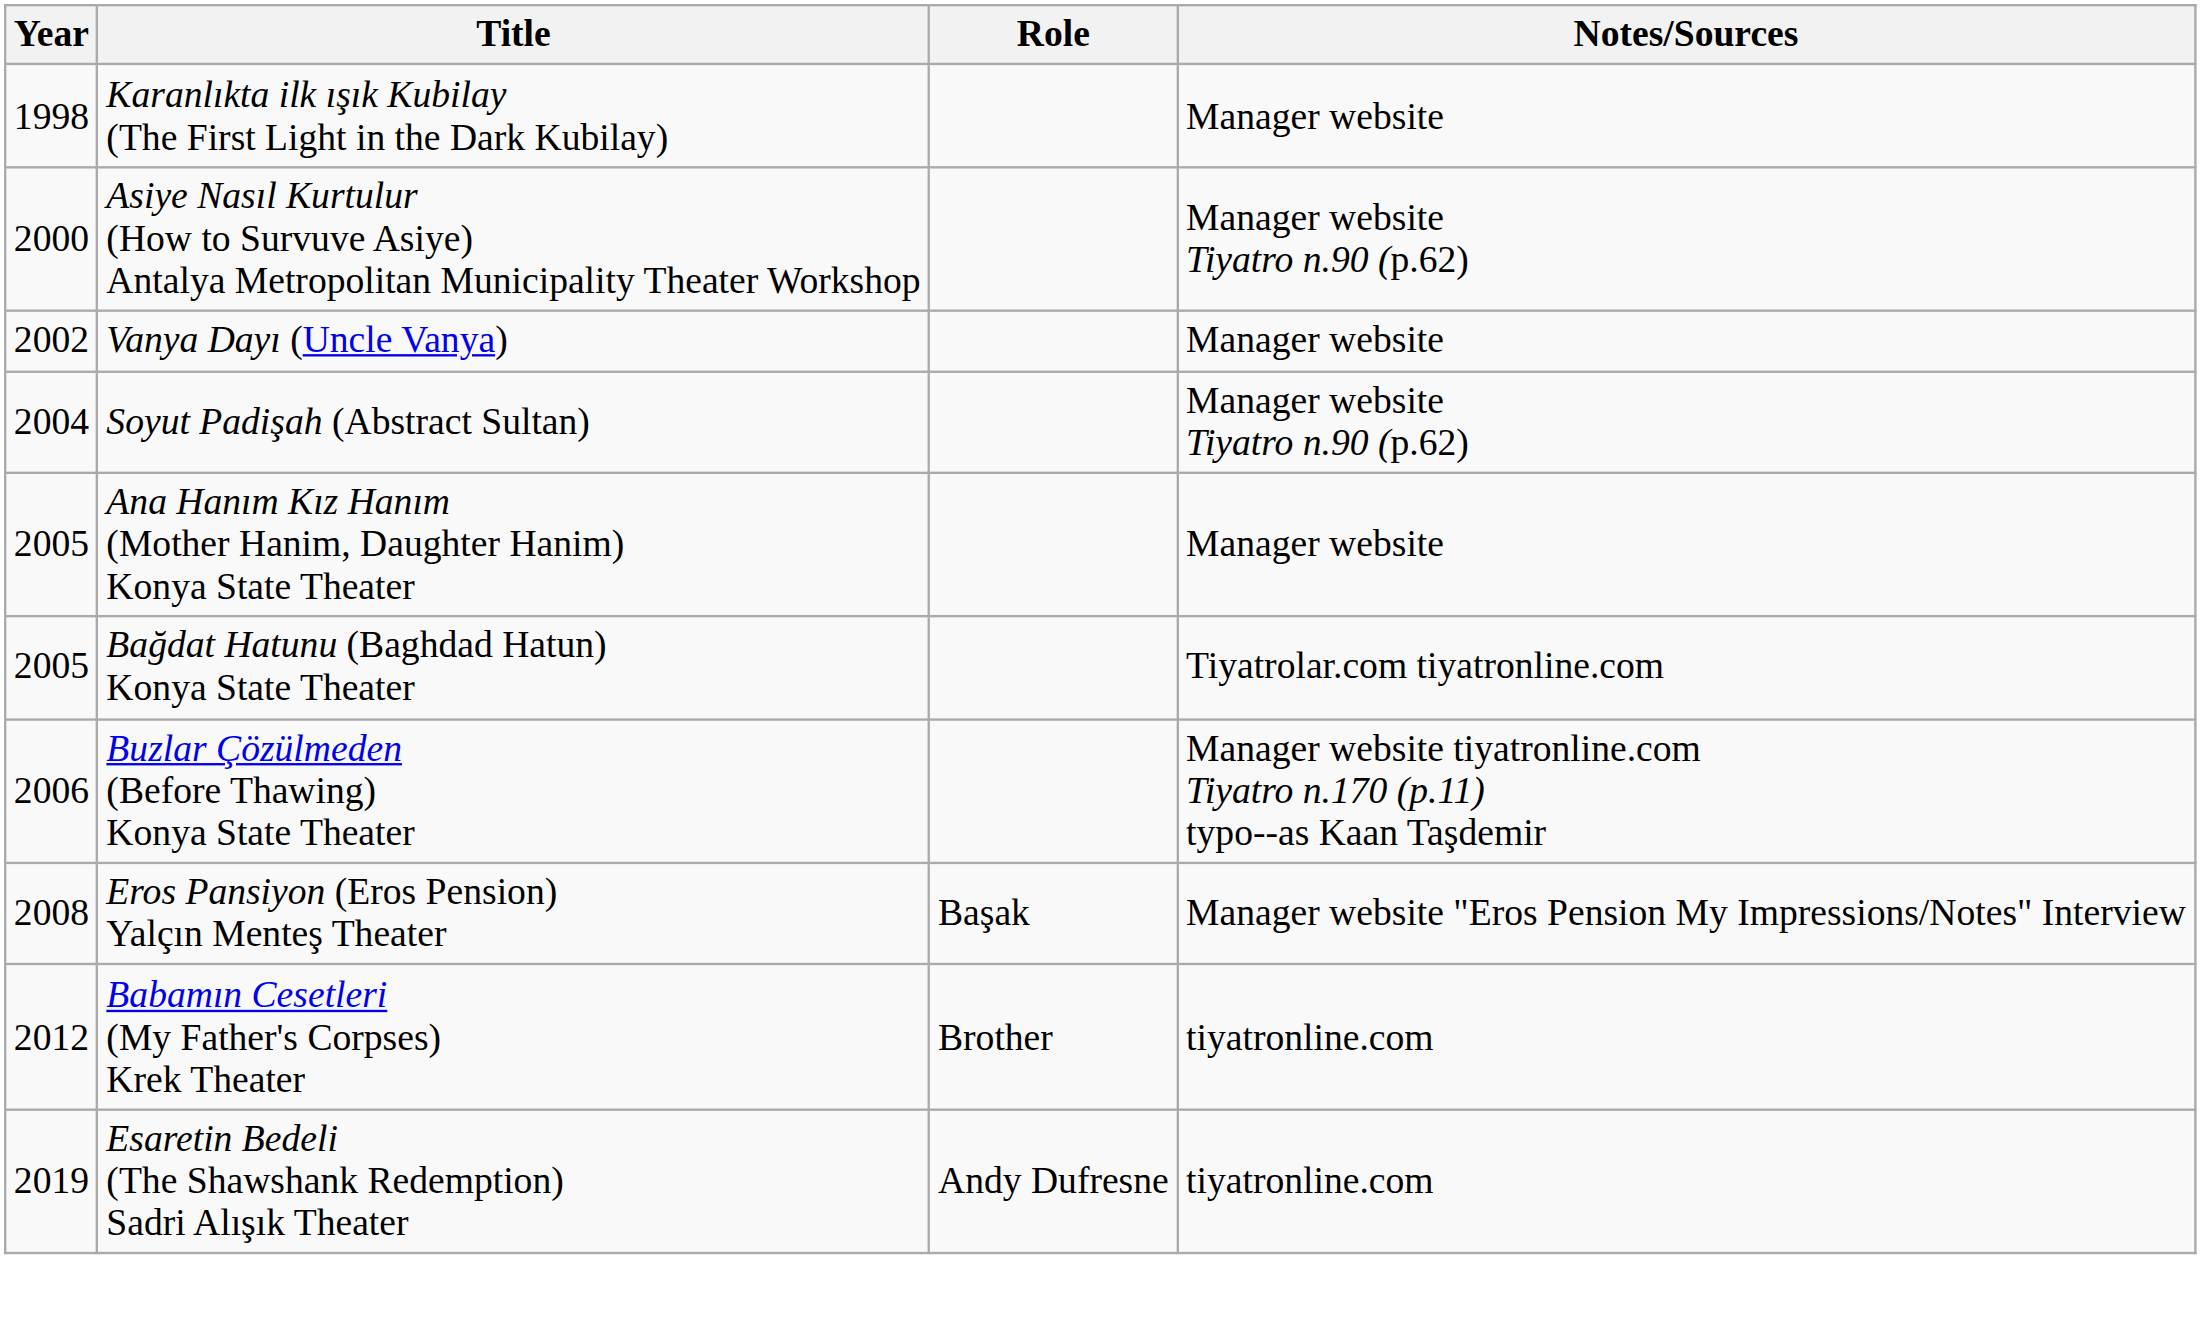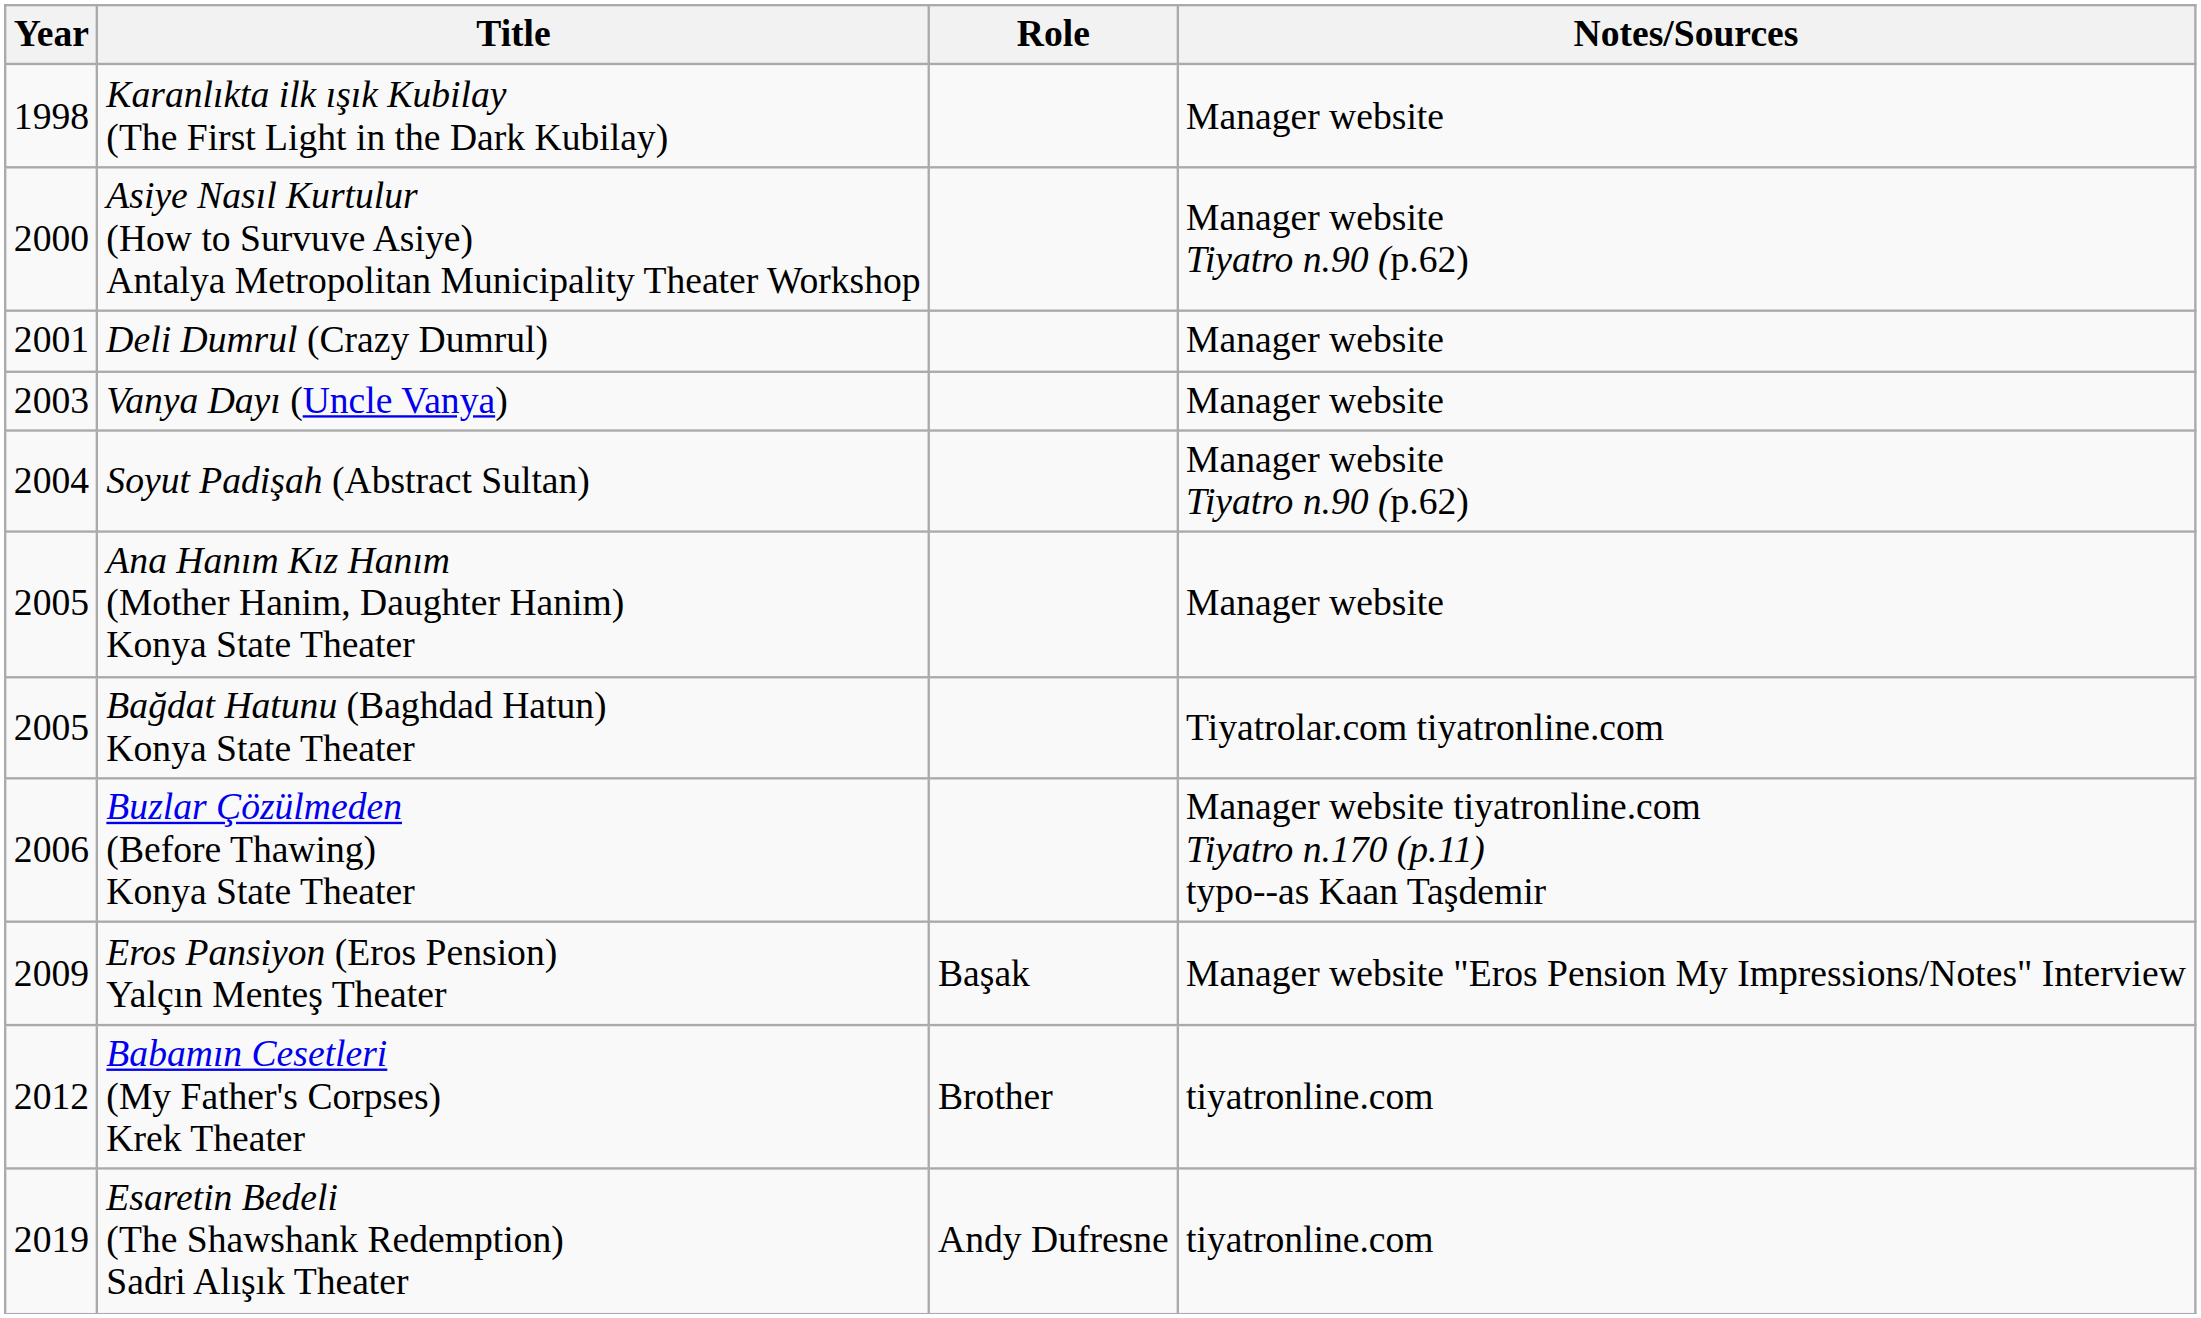+ row: (327, 340)
(51, 340) 2002 -> (51, 399) 2003
(51, 913) 2008 -> (51, 972) 2009
